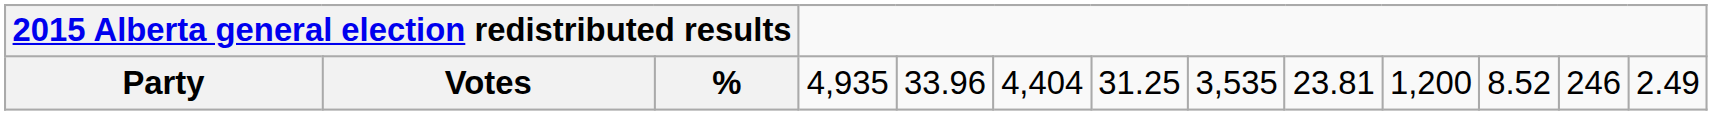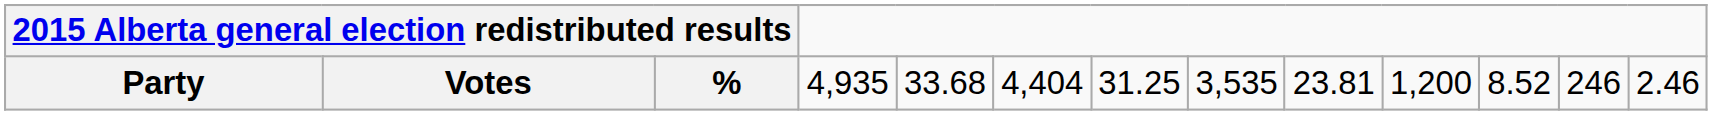(945, 82) 33.96 -> (945, 82) 33.68
(1668, 82) 2.49 -> (1668, 82) 2.46
